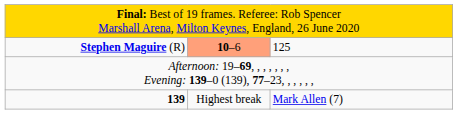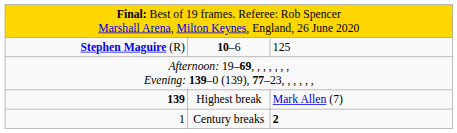(229, 47) lightsalmon background -> (229, 47) no background
+ row: (182, 119)
